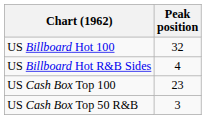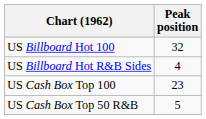(178, 104) 3 -> (178, 104) 5
